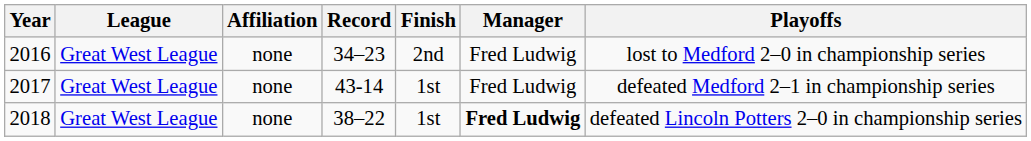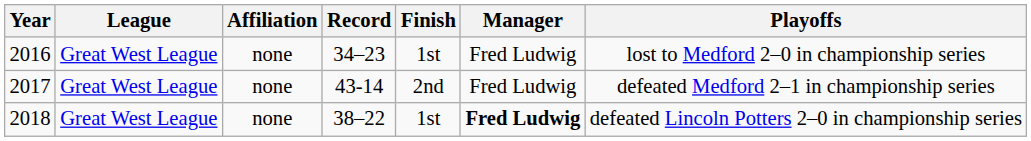(428, 53) 2nd -> (428, 53) 1st
(428, 86) 1st -> (428, 86) 2nd
